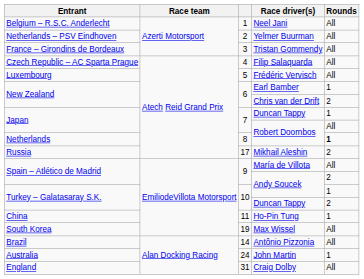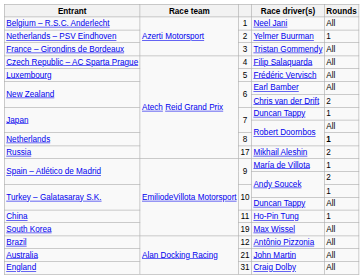(331, 36) All -> (329, 36) 1
(329, 88) 1 -> (331, 88) All
(331, 165) All -> (329, 165) 1
(329, 203) 2 -> (331, 203) All
(245, 242) 14 -> (245, 242) 12
(245, 255) 24 -> (245, 255) 21
(329, 255) 1 -> (331, 255) All
